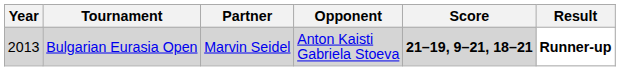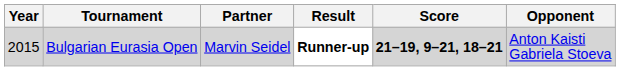columns swapped: (348, 16) <-> (575, 16)
(24, 47) 2013 -> (24, 47) 2015
